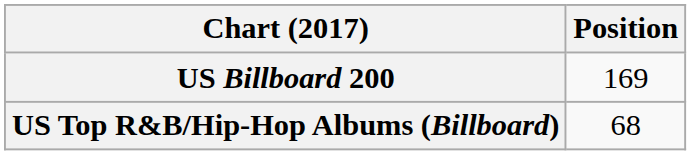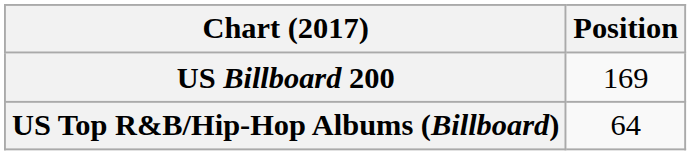(626, 125) 68 -> (626, 125) 64
